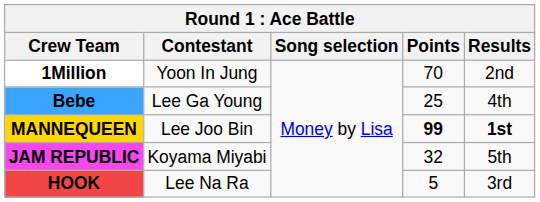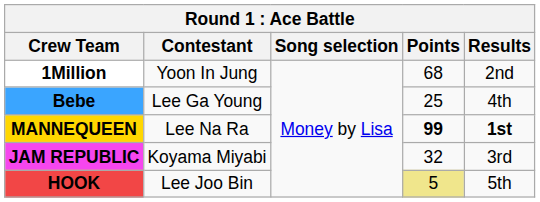(433, 74) 70 -> (433, 74) 68
(207, 129) Lee Joo Bin -> (207, 129) Lee Na Ra
(500, 156) 5th -> (500, 156) 3rd
(207, 184) Lee Na Ra -> (207, 184) Lee Joo Bin
(433, 184) no background -> (433, 184) khaki background
(500, 184) 3rd -> (500, 184) 5th
